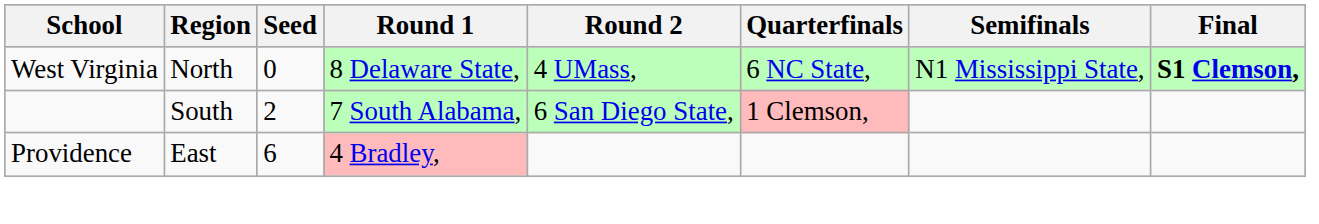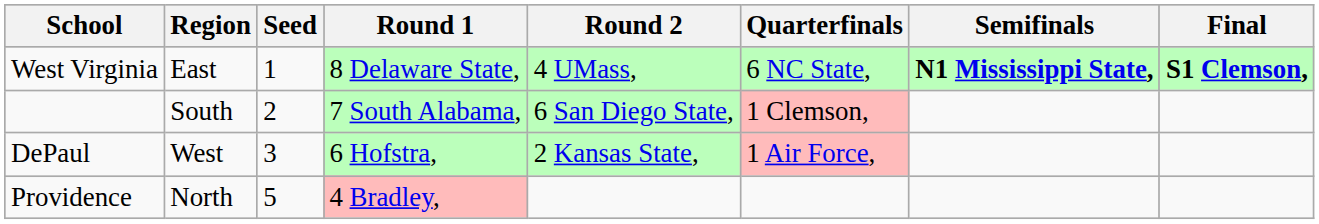(202, 68) North -> (193, 68) East
(270, 68) 0 -> (270, 68) 1
(1030, 68) normal -> (1034, 68) bold
+ row: (51, 153)
(193, 153) East -> (202, 196) North
(270, 153) 6 -> (270, 196) 5
